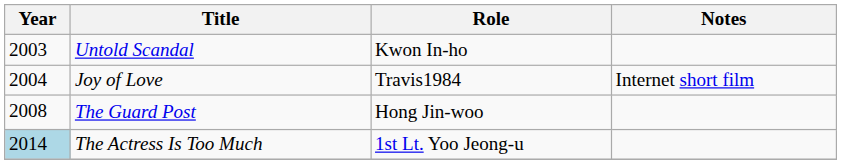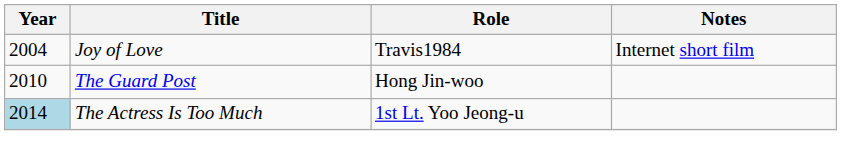- row: (134, 49)
(38, 111) 2008 -> (38, 81) 2010
